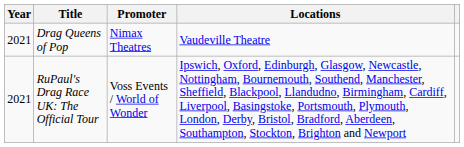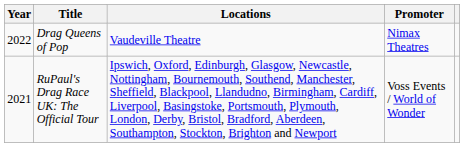columns swapped: (142, 14) <-> (315, 14)
(19, 39) 2021 -> (19, 39) 2022
